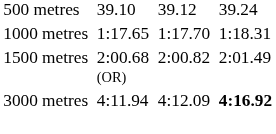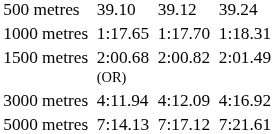(245, 100) bold -> (245, 100) normal
+ row: (46, 124)
